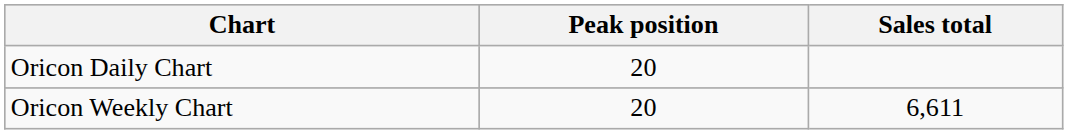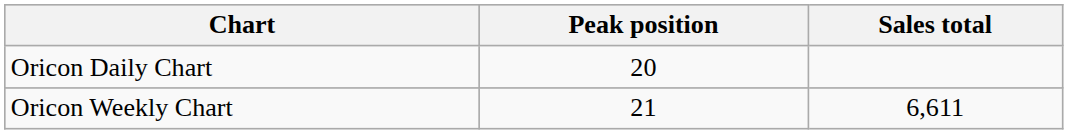(643, 107) 20 -> (643, 107) 21
